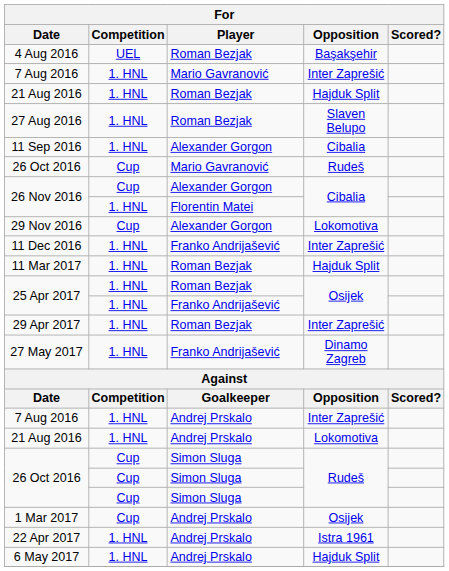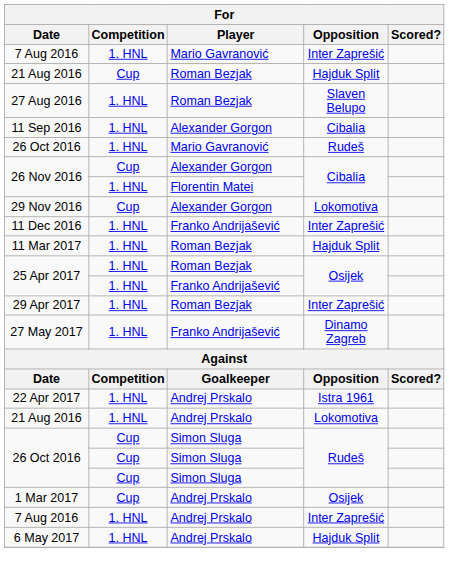- row: (47, 54)
(128, 94) 1. HNL -> (128, 74) Cup
(128, 167) Cup -> (128, 147) 1. HNL
rows swapped: (47, 419) <-> (47, 537)
